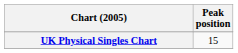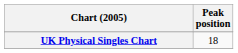(213, 40) 15 -> (213, 40) 18
